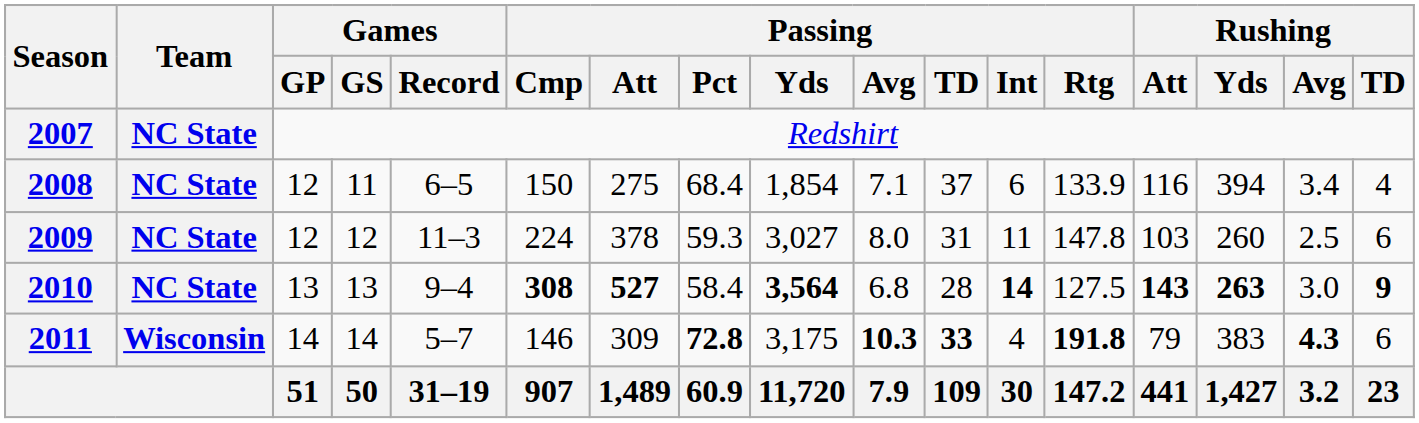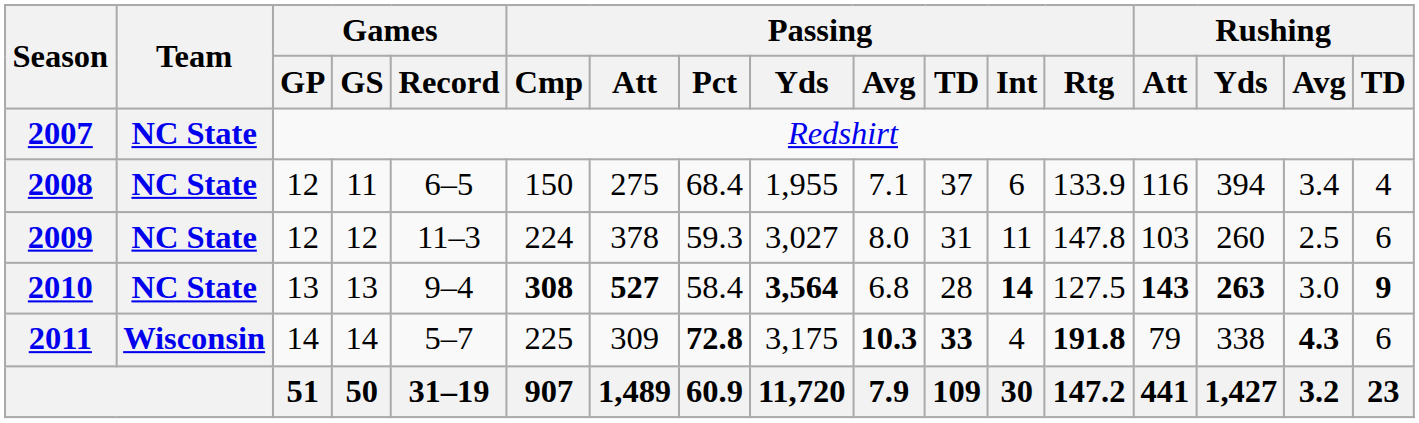(802, 184) 1,854 -> (802, 184) 1,955
(549, 339) 146 -> (549, 339) 225
(1241, 339) 383 -> (1241, 339) 338
